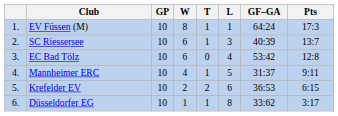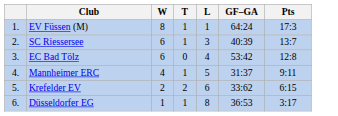- column: (162, 12)
(264, 88) 36:53 -> (242, 88) 33:62
(264, 103) 33:62 -> (242, 103) 36:53
